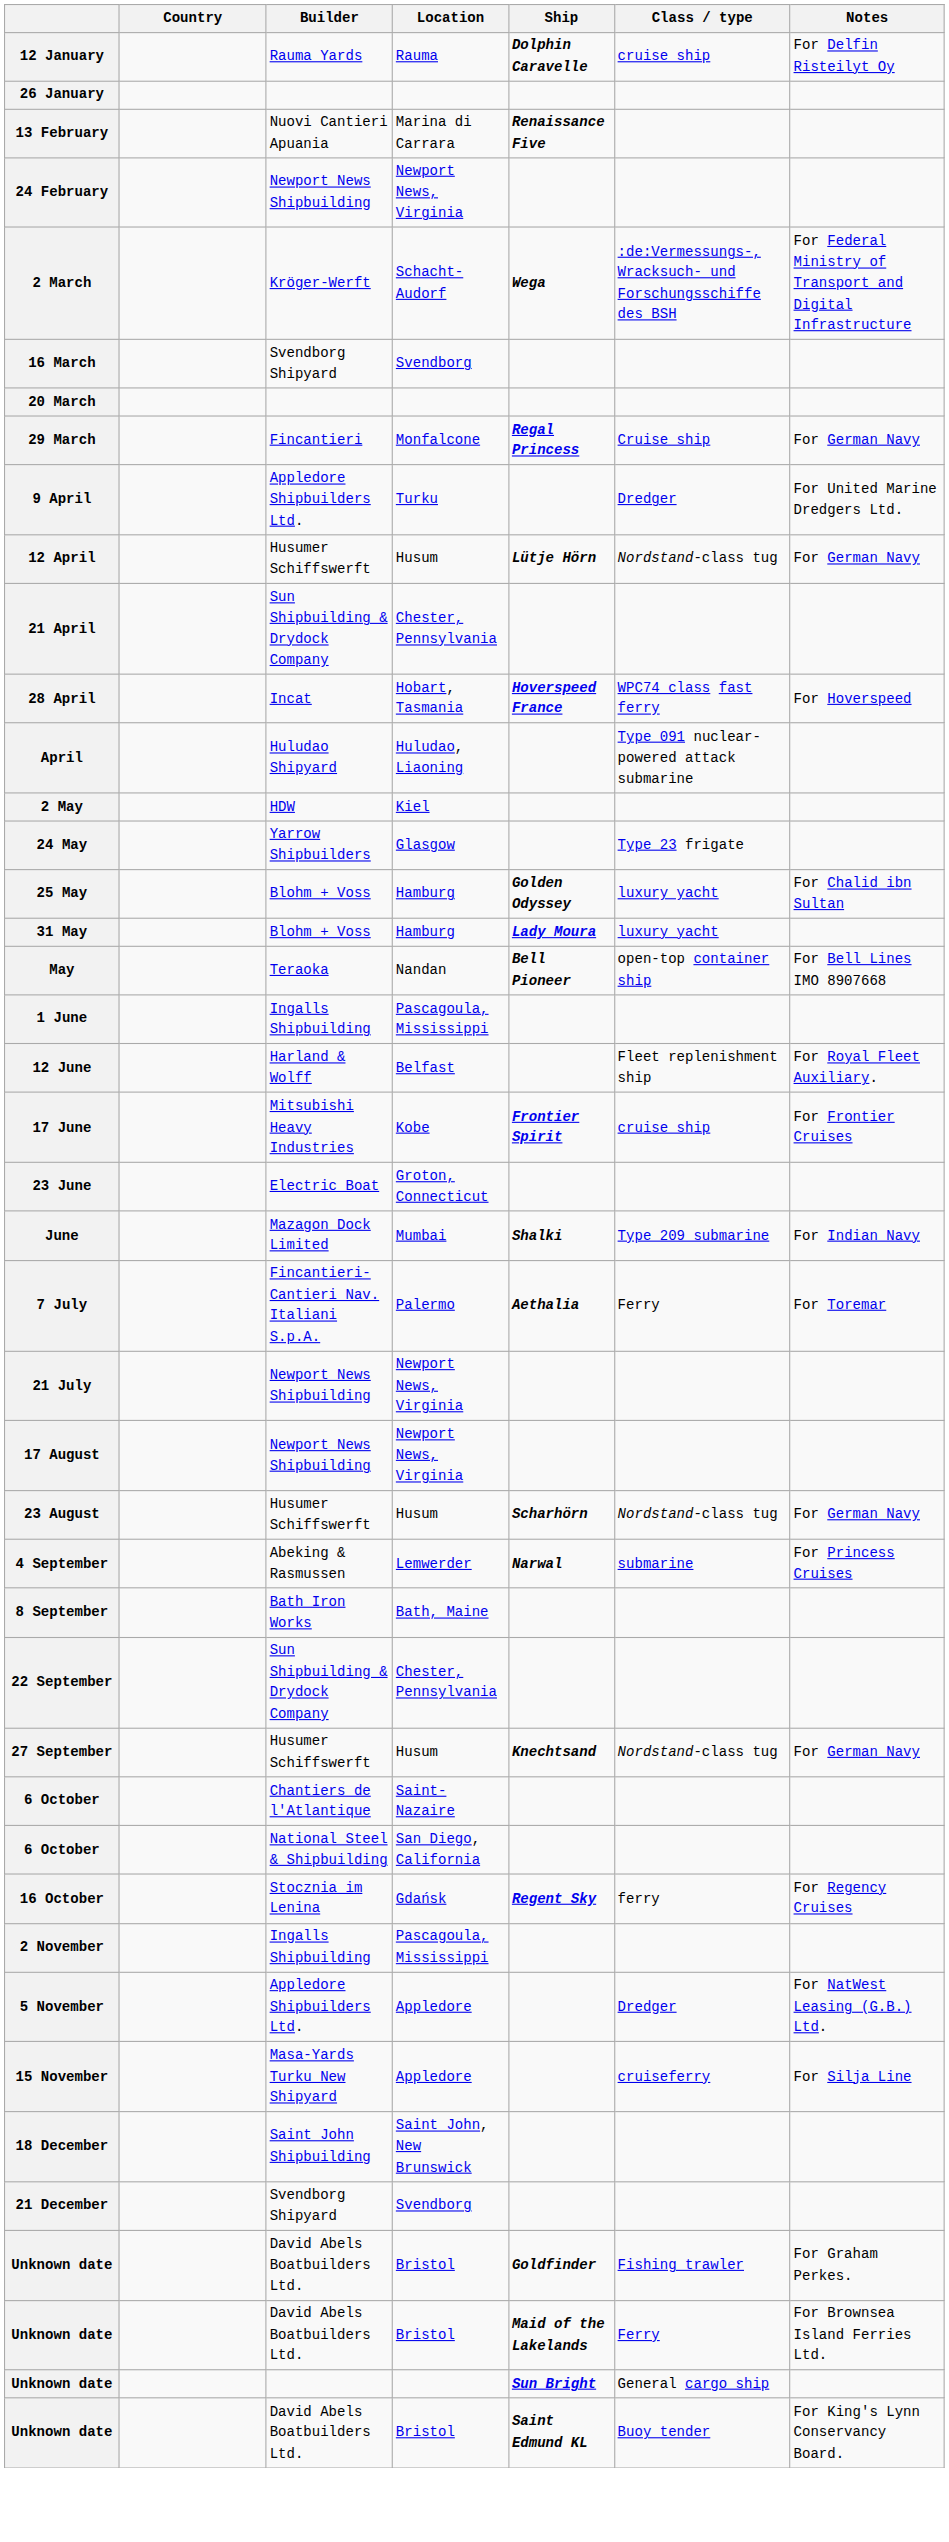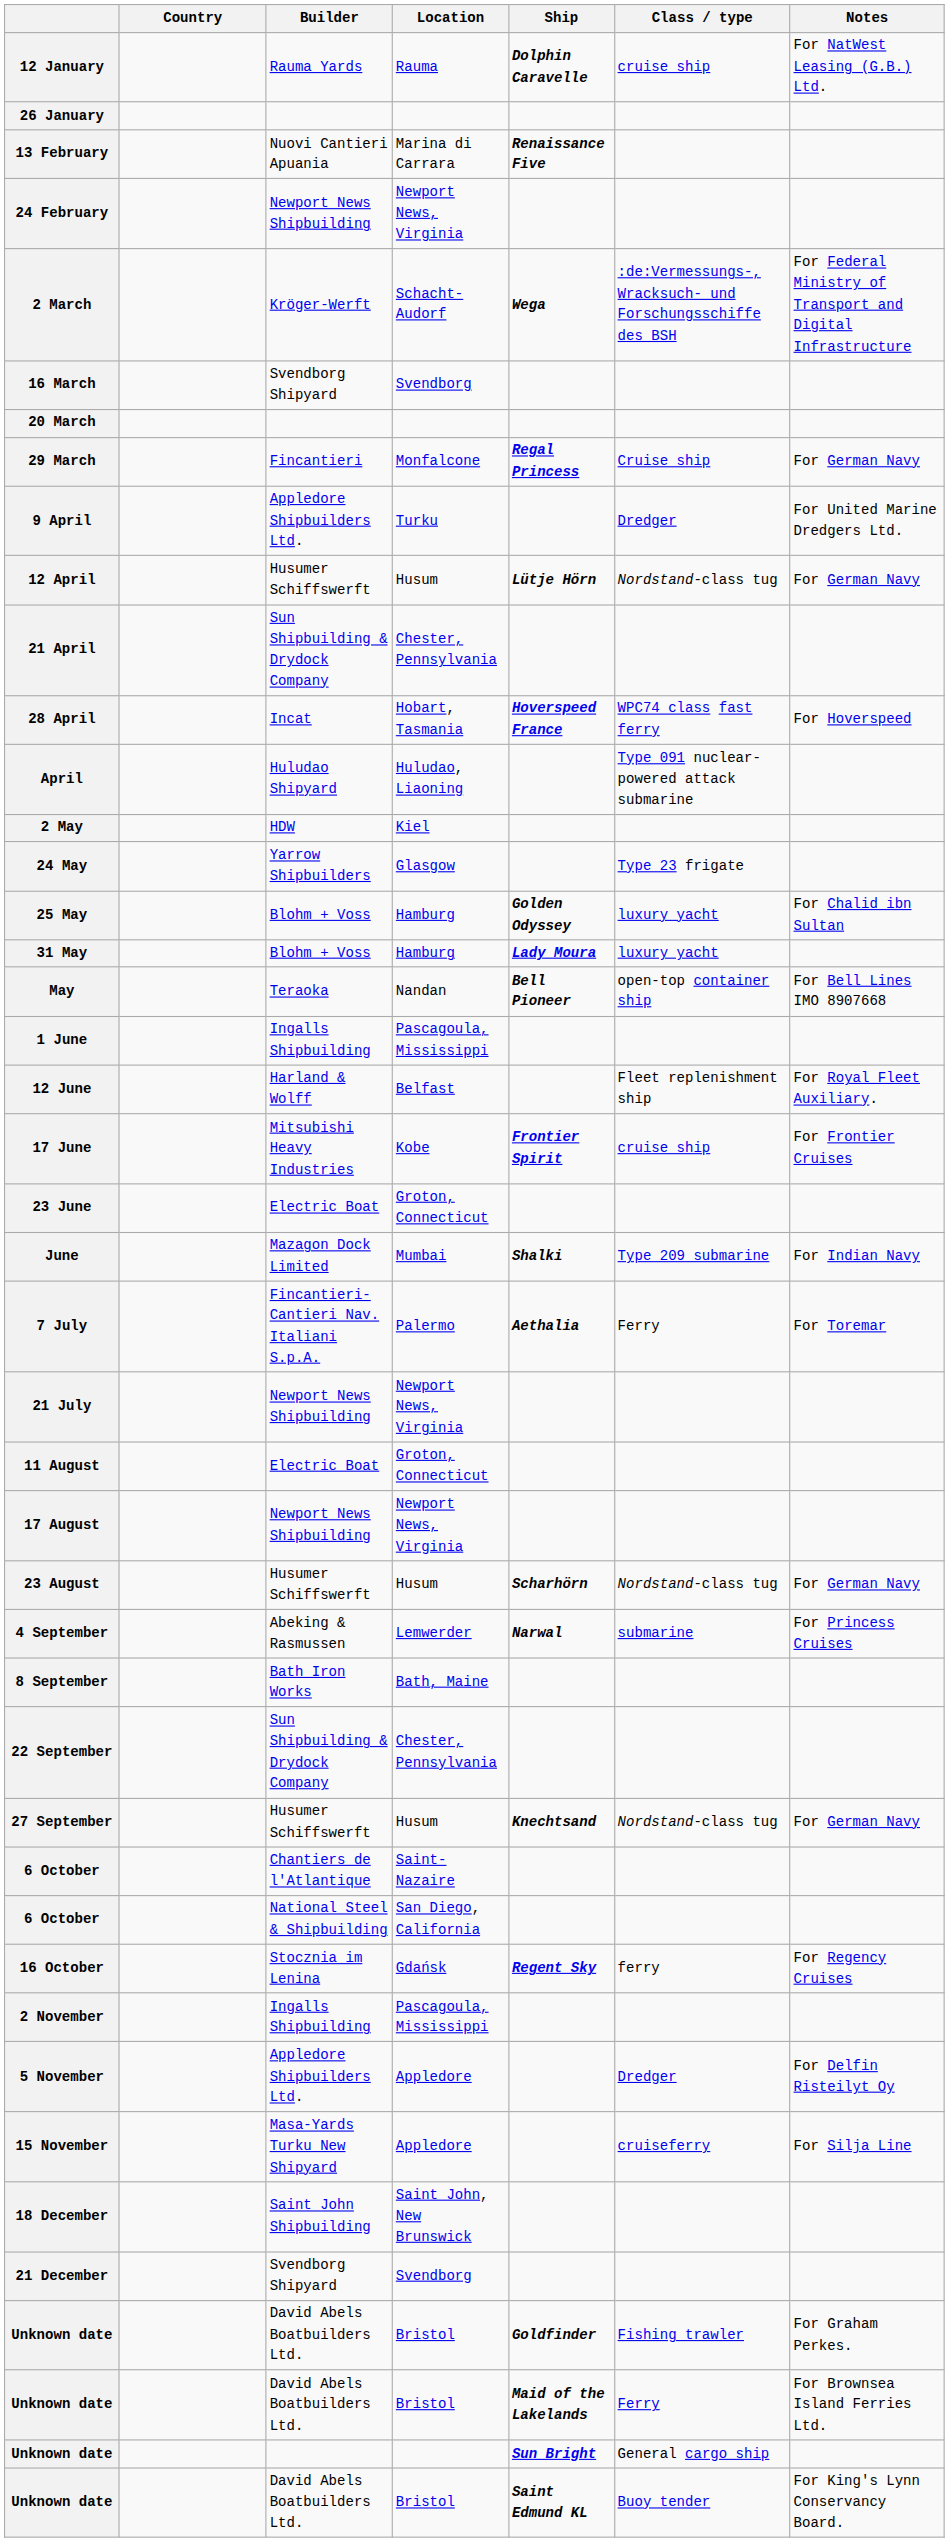(844, 56) For Delfin Risteilyt Oy -> (853, 67) For NatWest Leasing (G.B.) Ltd.
+ row: (62, 1466)
(853, 2007) For NatWest Leasing (G.B.) Ltd. -> (844, 2077) For Delfin Risteilyt Oy
